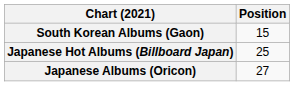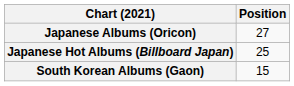rows swapped: (120, 71) <-> (120, 33)
